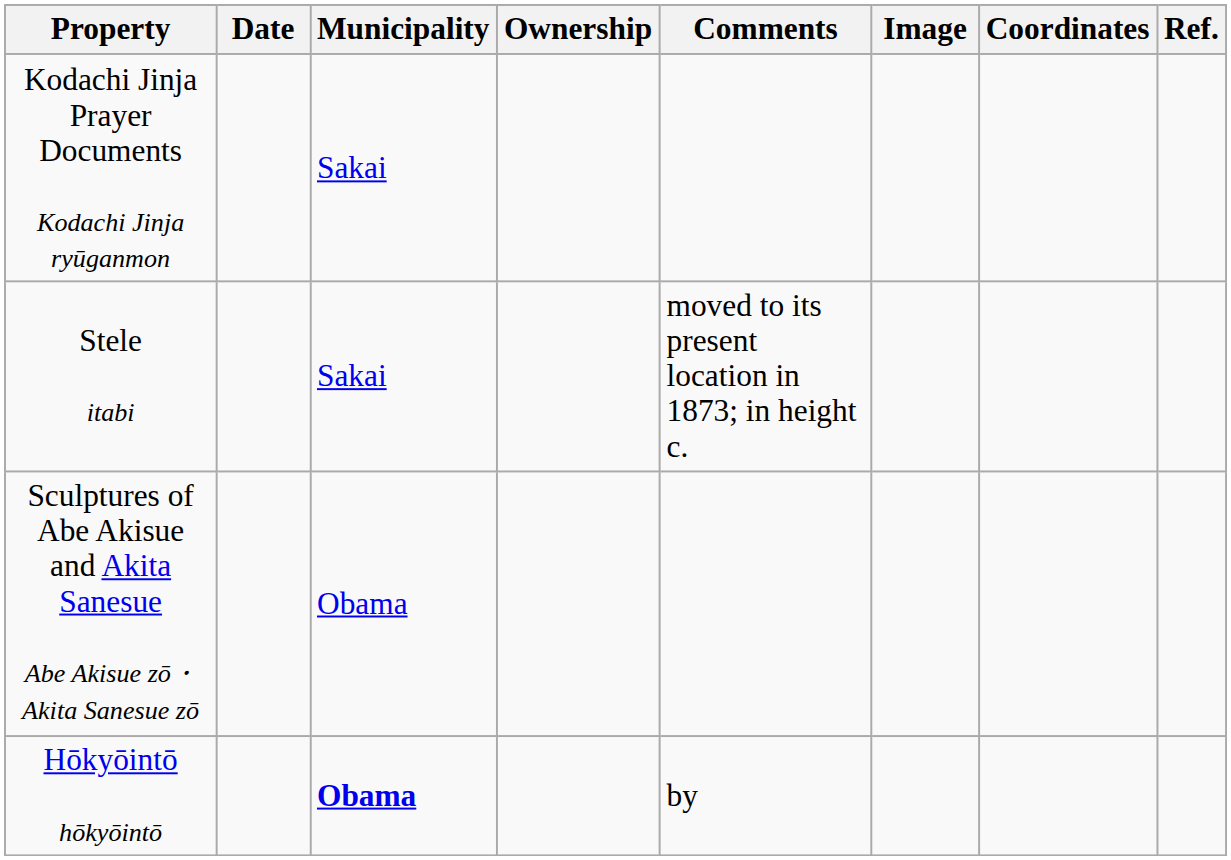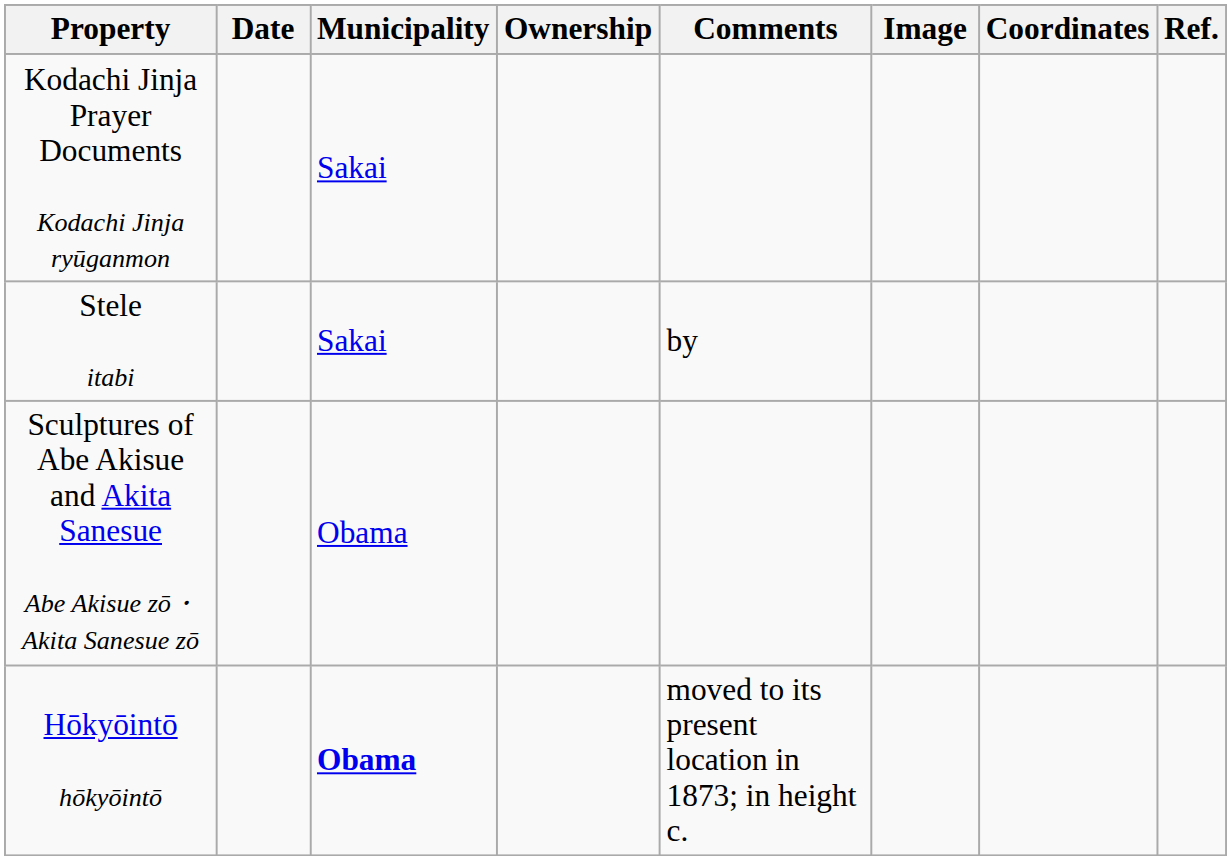(761, 375) moved to its present location in 1873; in height c. -> (682, 340) by
(682, 794) by -> (761, 759) moved to its present location in 1873; in height c.
